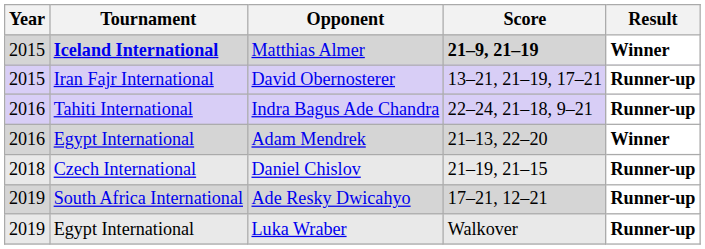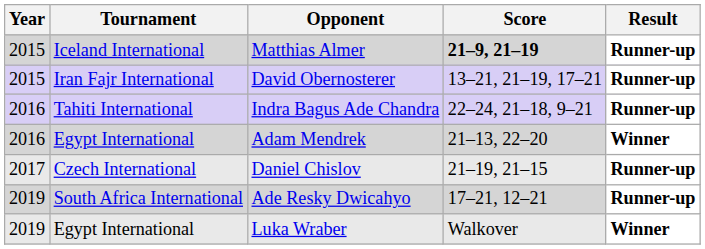(136, 49) bold -> (129, 49) normal
(640, 49) Winner -> (653, 49) Runner-up
(27, 169) 2018 -> (27, 169) 2017
(653, 229) Runner-up -> (640, 229) Winner
